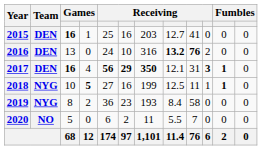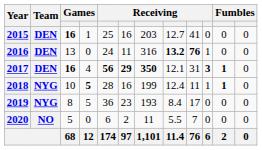(126, 51) 10 -> (126, 51) 11
(208, 51) 2 -> (208, 51) 1
(108, 85) 27 -> (108, 85) 28
(175, 85) 12.5 -> (175, 85) 12.4
(88, 102) 2 -> (88, 102) 5
(195, 102) 58 -> (195, 102) 17
